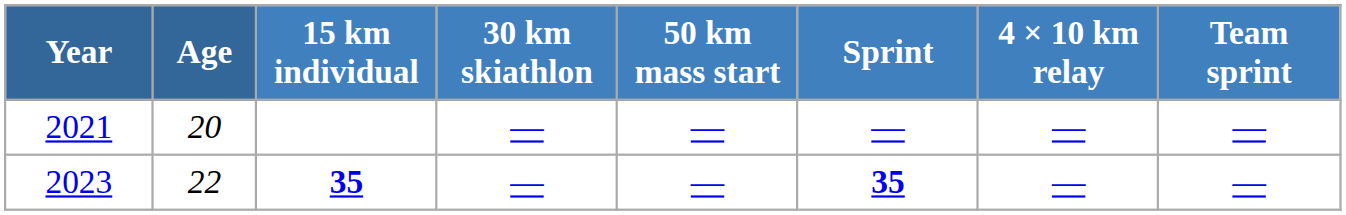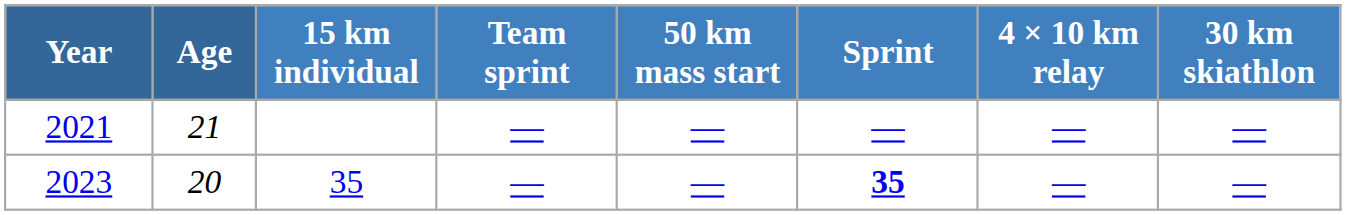columns swapped: (527, 52) <-> (1249, 52)
(204, 126) 20 -> (204, 126) 21
(204, 182) 22 -> (204, 182) 20
(346, 182) bold -> (346, 182) normal
